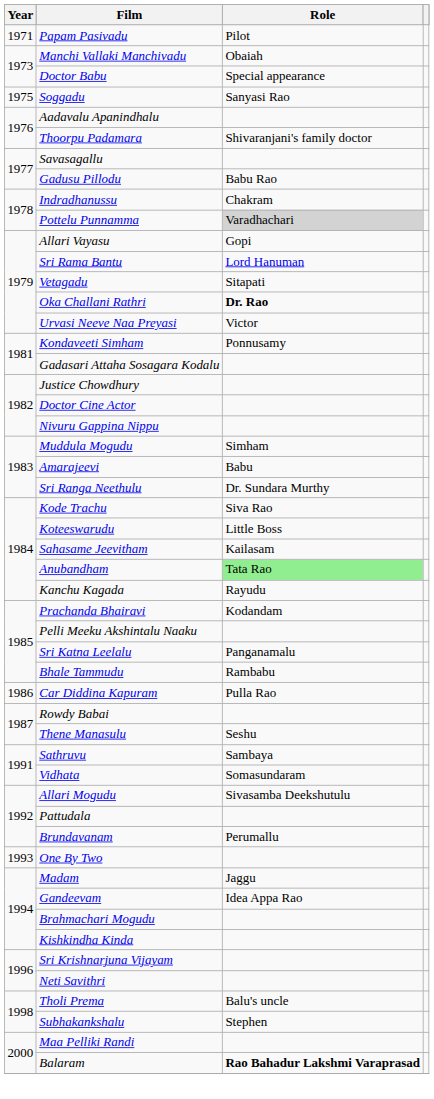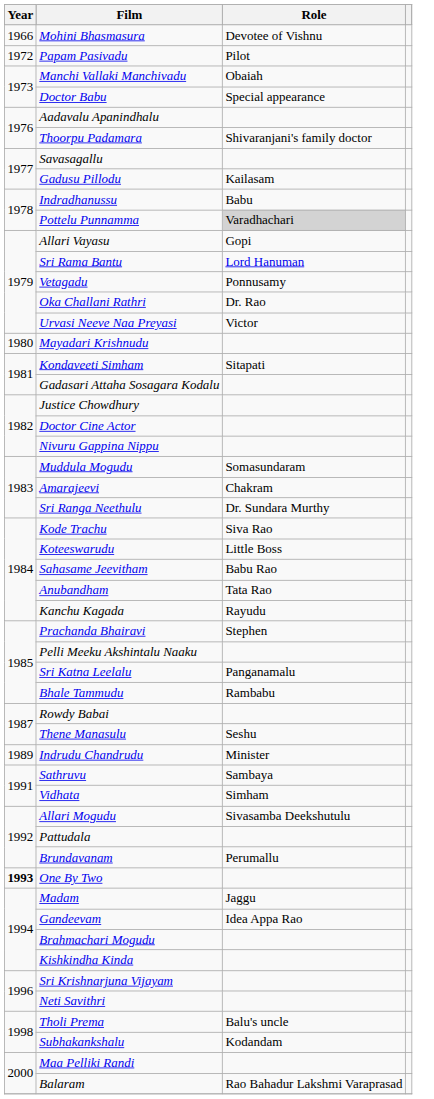+ row: (92, 35)
(20, 35) 1971 -> (20, 55) 1972
- row: (62, 96)
(251, 179) Babu Rao -> (250, 179) Kailasam
(249, 199) Chakram -> (239, 199) Babu
(245, 281) Sitapati -> (256, 281) Ponnusamy
(247, 302) bold -> (246, 302) normal
+ row: (94, 343)
(256, 343) Ponnusamy -> (245, 364) Sitapati
(247, 446) Simham -> (265, 466) Somasundaram
(239, 466) Babu -> (249, 487) Chakram
(250, 549) Kailasam -> (251, 569) Babu Rao
(249, 569) lightgreen background -> (249, 590) no background
(254, 610) Kodandam -> (246, 631) Stephen
- row: (98, 693)
+ row: (91, 754)
(265, 775) Somasundaram -> (247, 795) Simham
(20, 857) normal -> (20, 878) bold
(246, 1021) Stephen -> (254, 1042) Kodandam
(323, 1063) bold -> (314, 1083) normal
